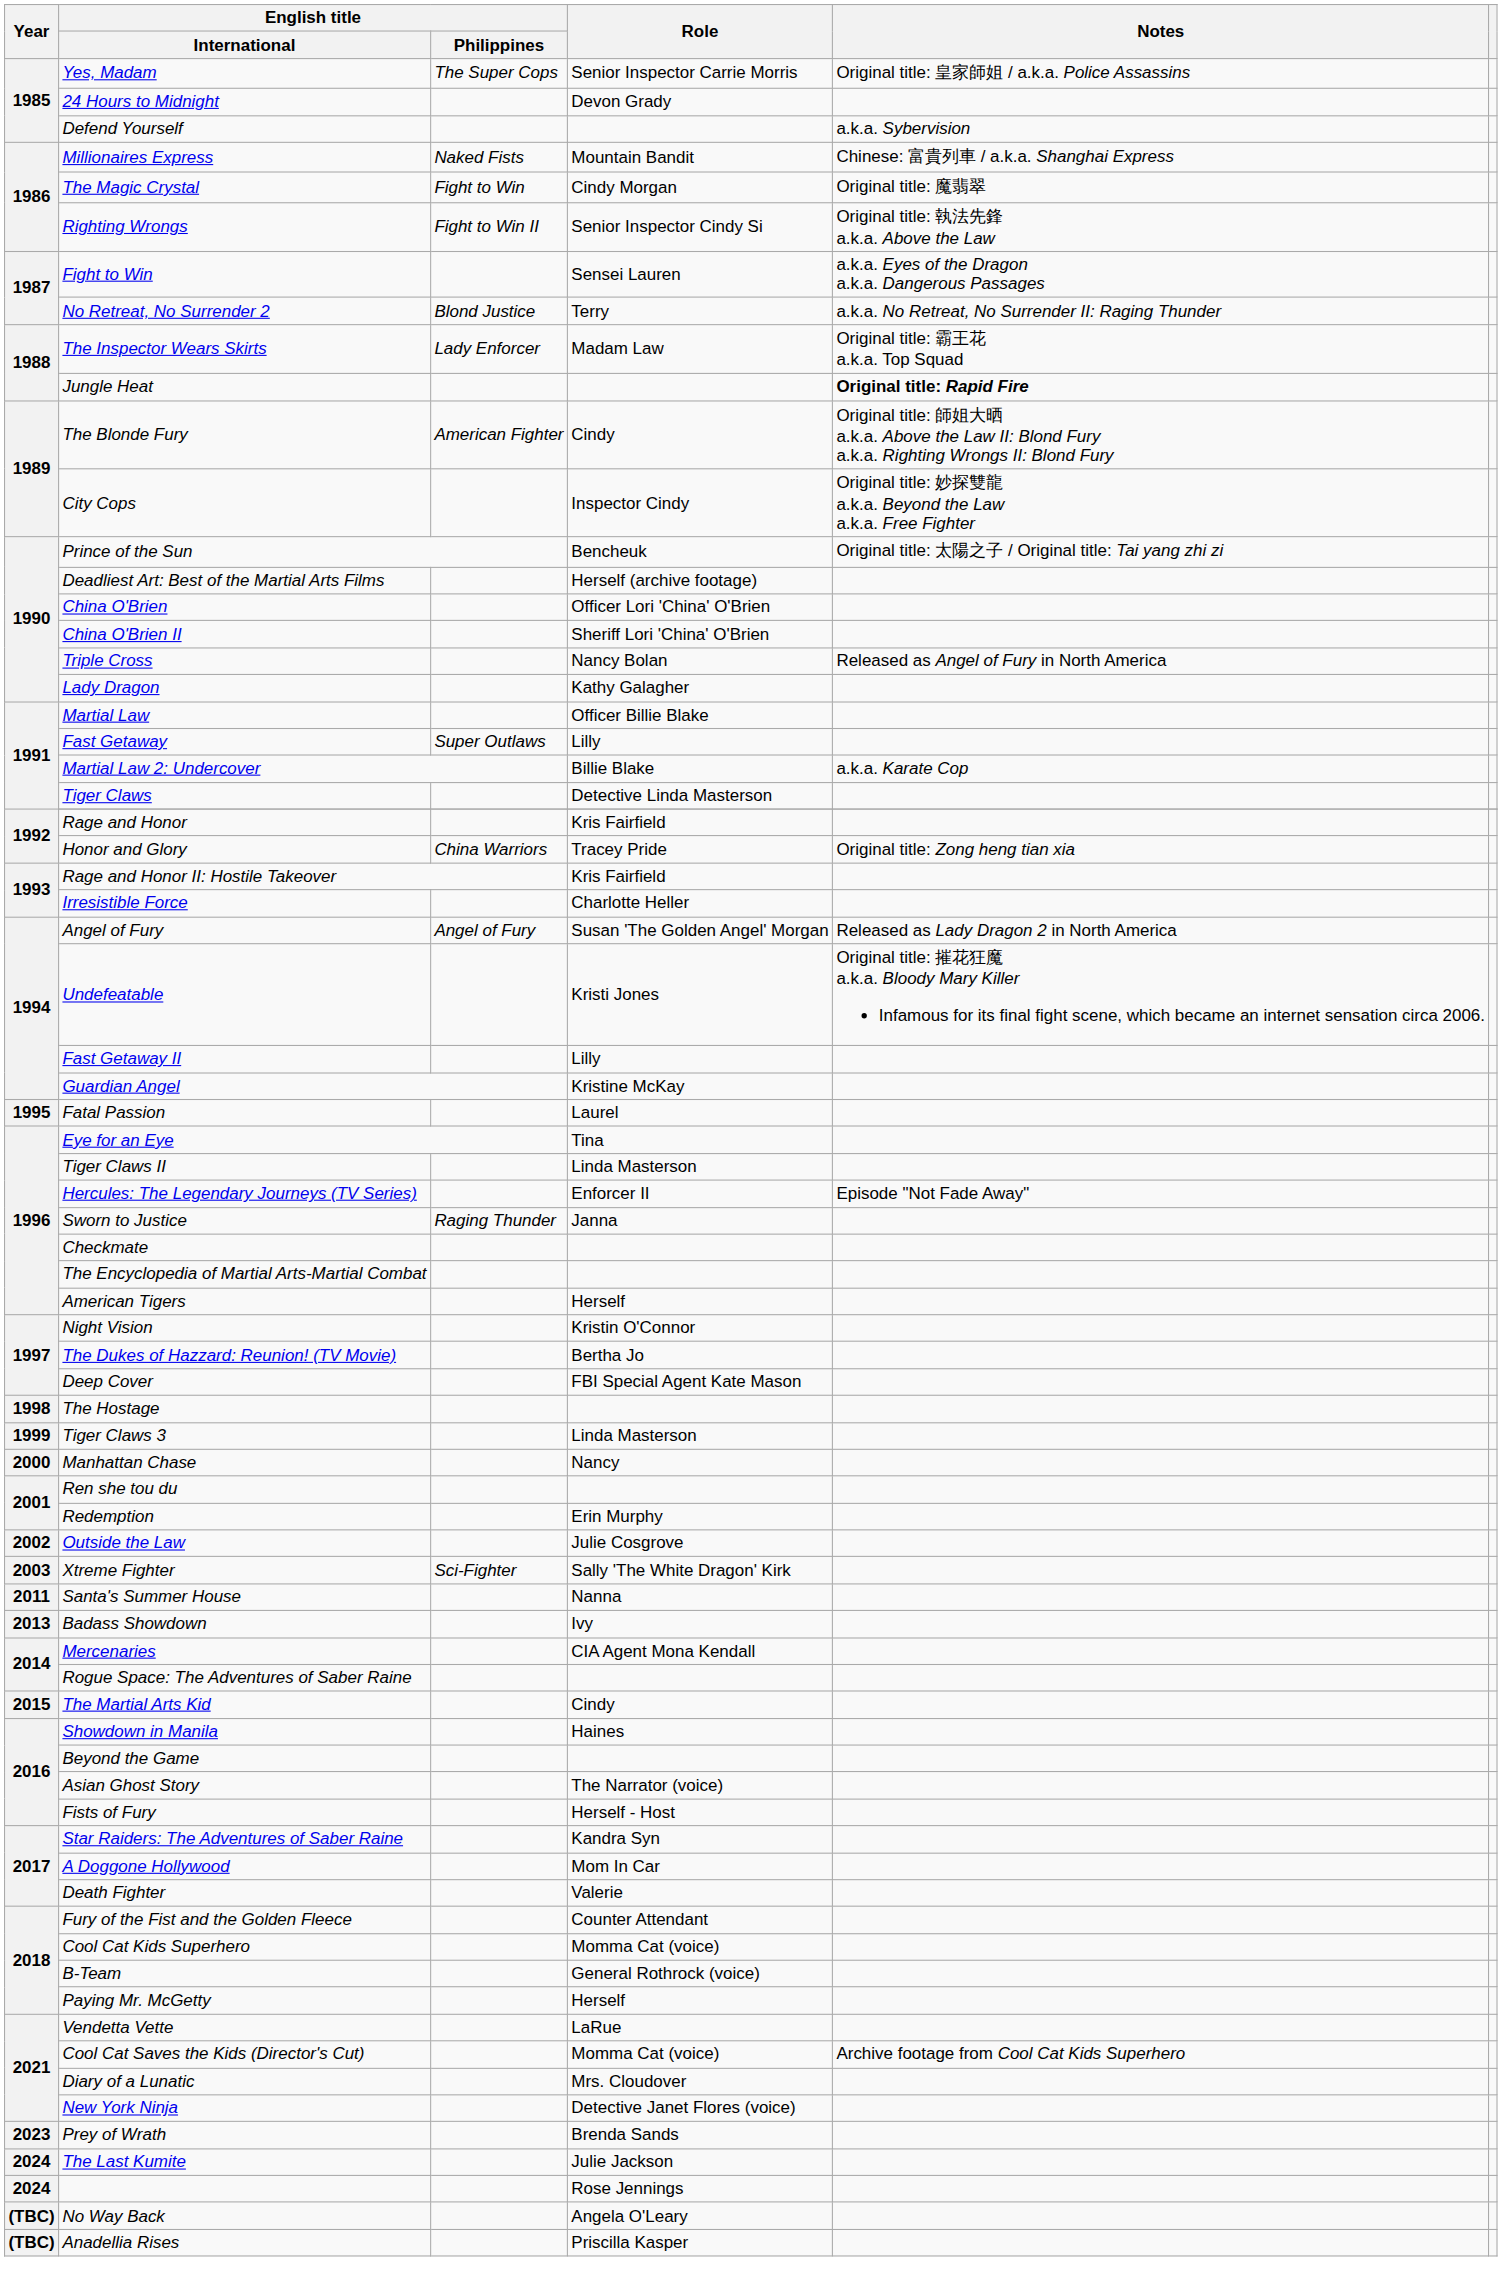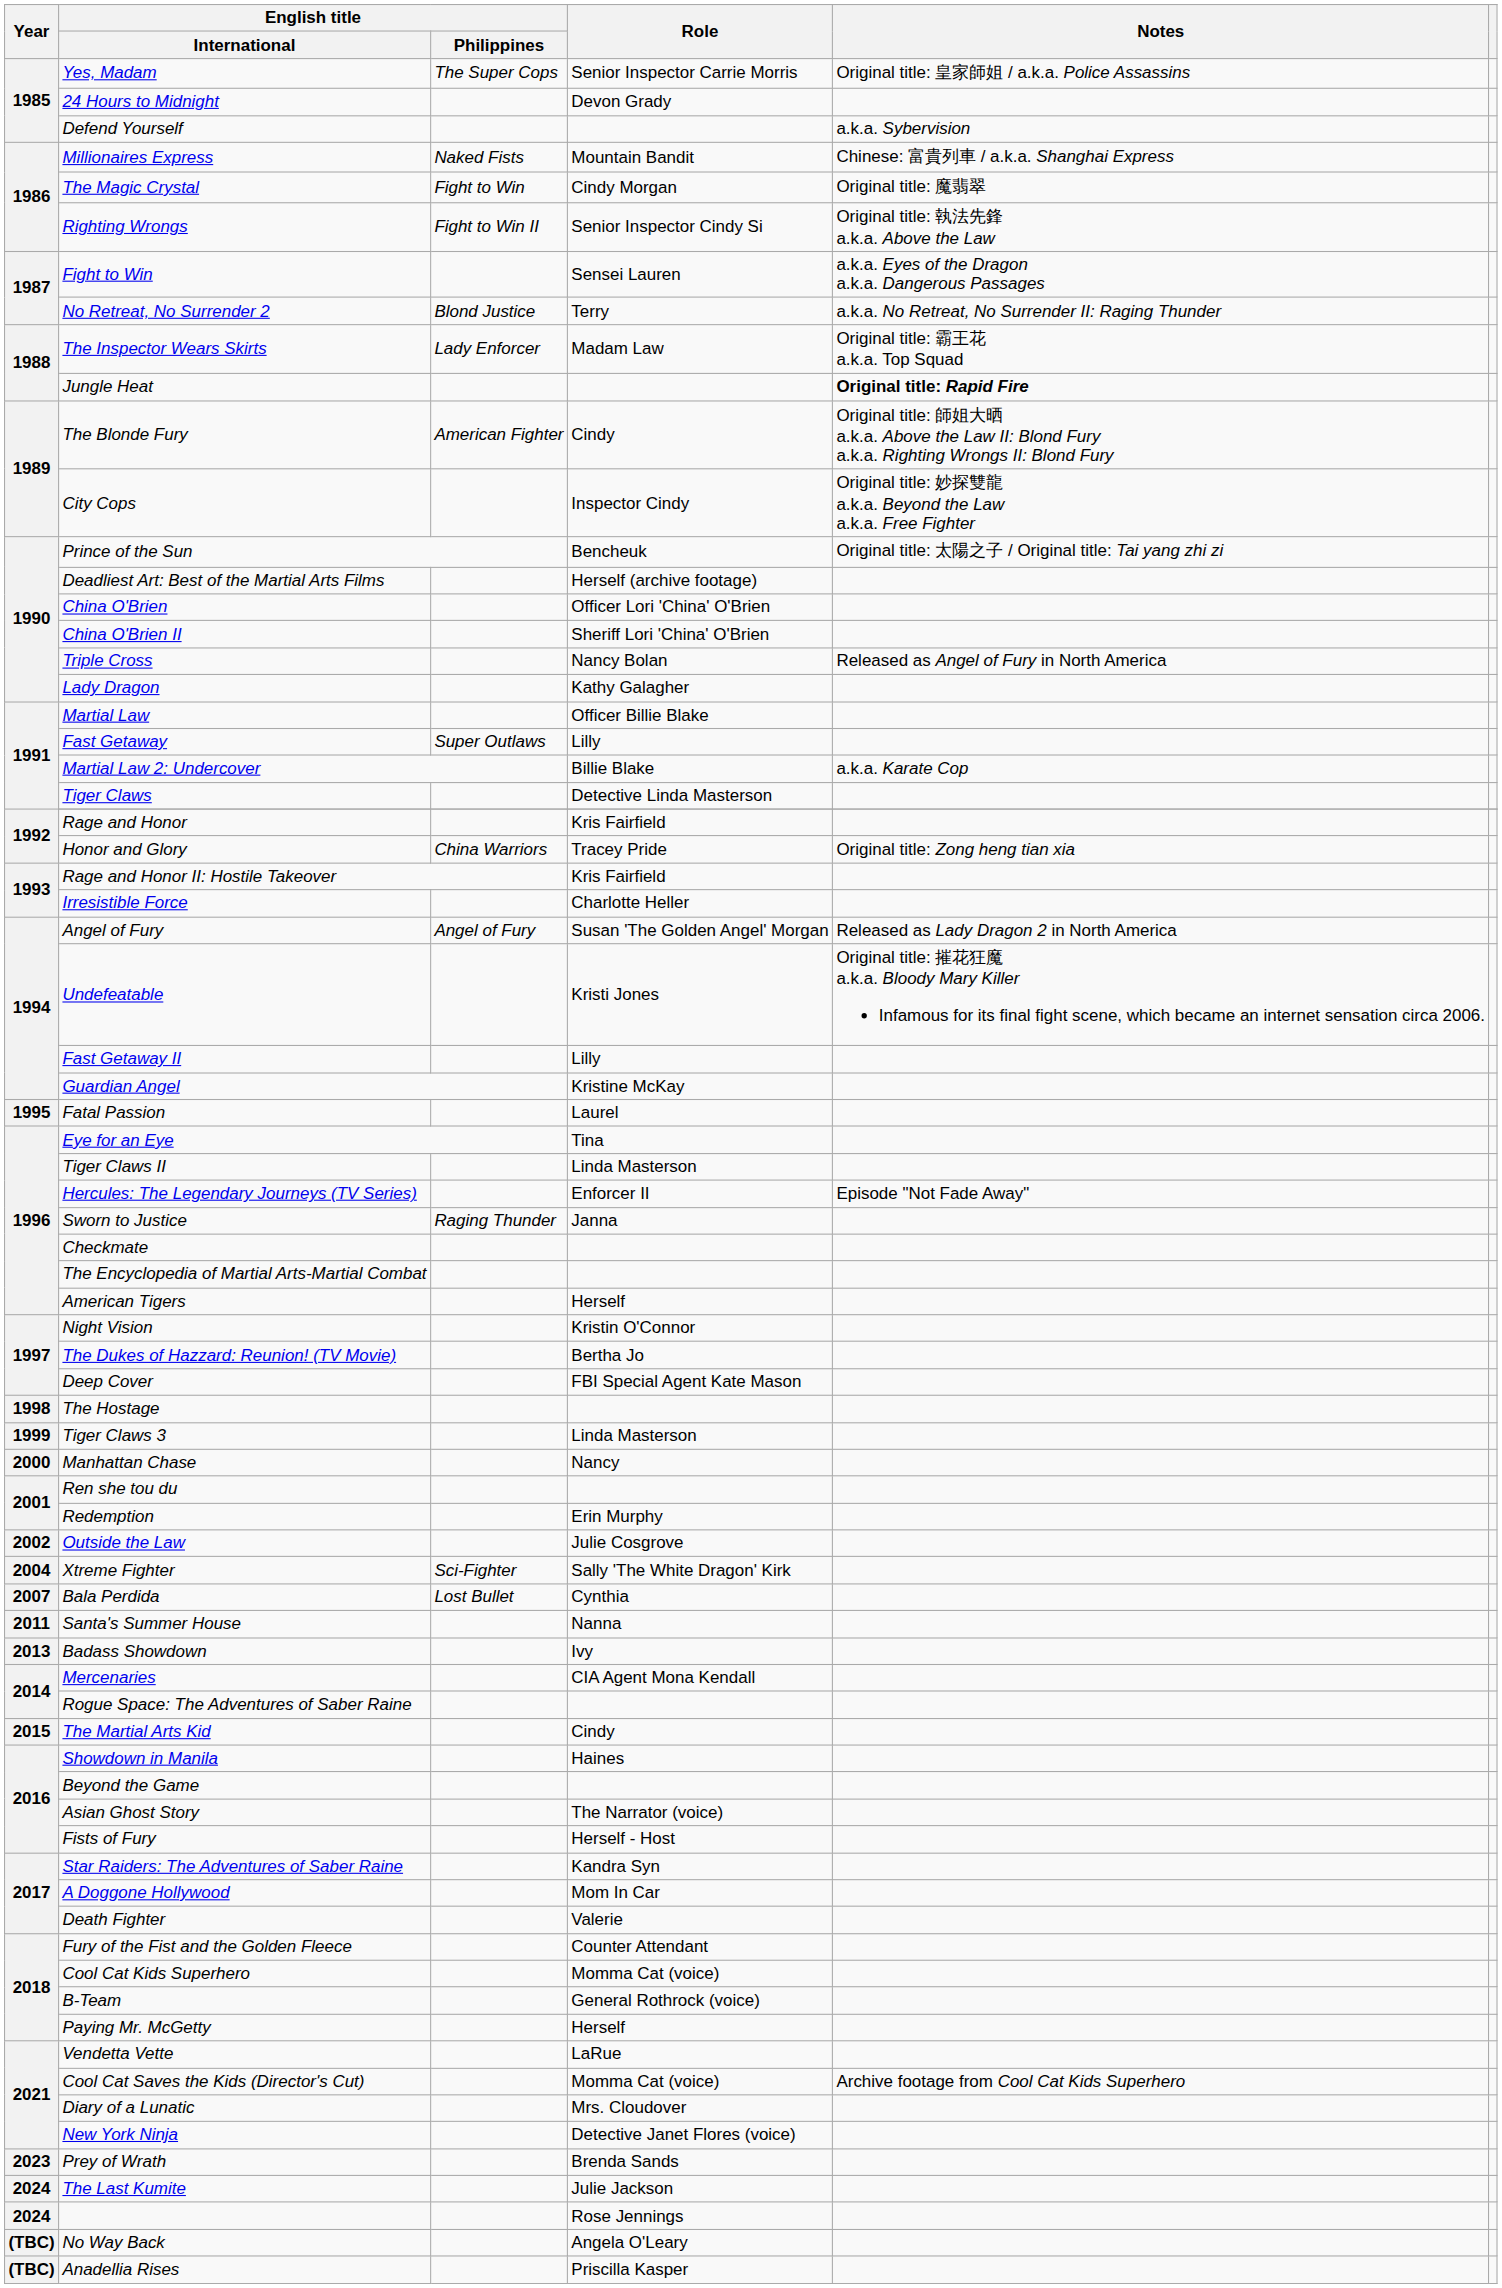(32, 1570) 2003 -> (32, 1570) 2004
+ row: (111, 1597)
